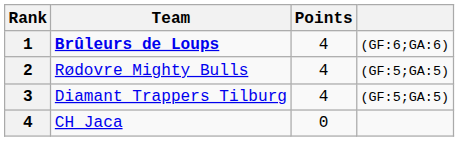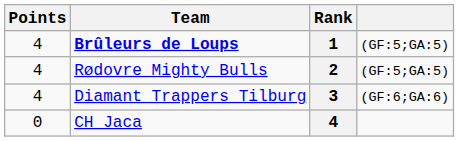columns swapped: (28, 18) <-> (324, 18)
(405, 45) (GF:6;GA:6) -> (405, 45) (GF:5;GA:5)
(405, 97) (GF:5;GA:5) -> (405, 97) (GF:6;GA:6)
